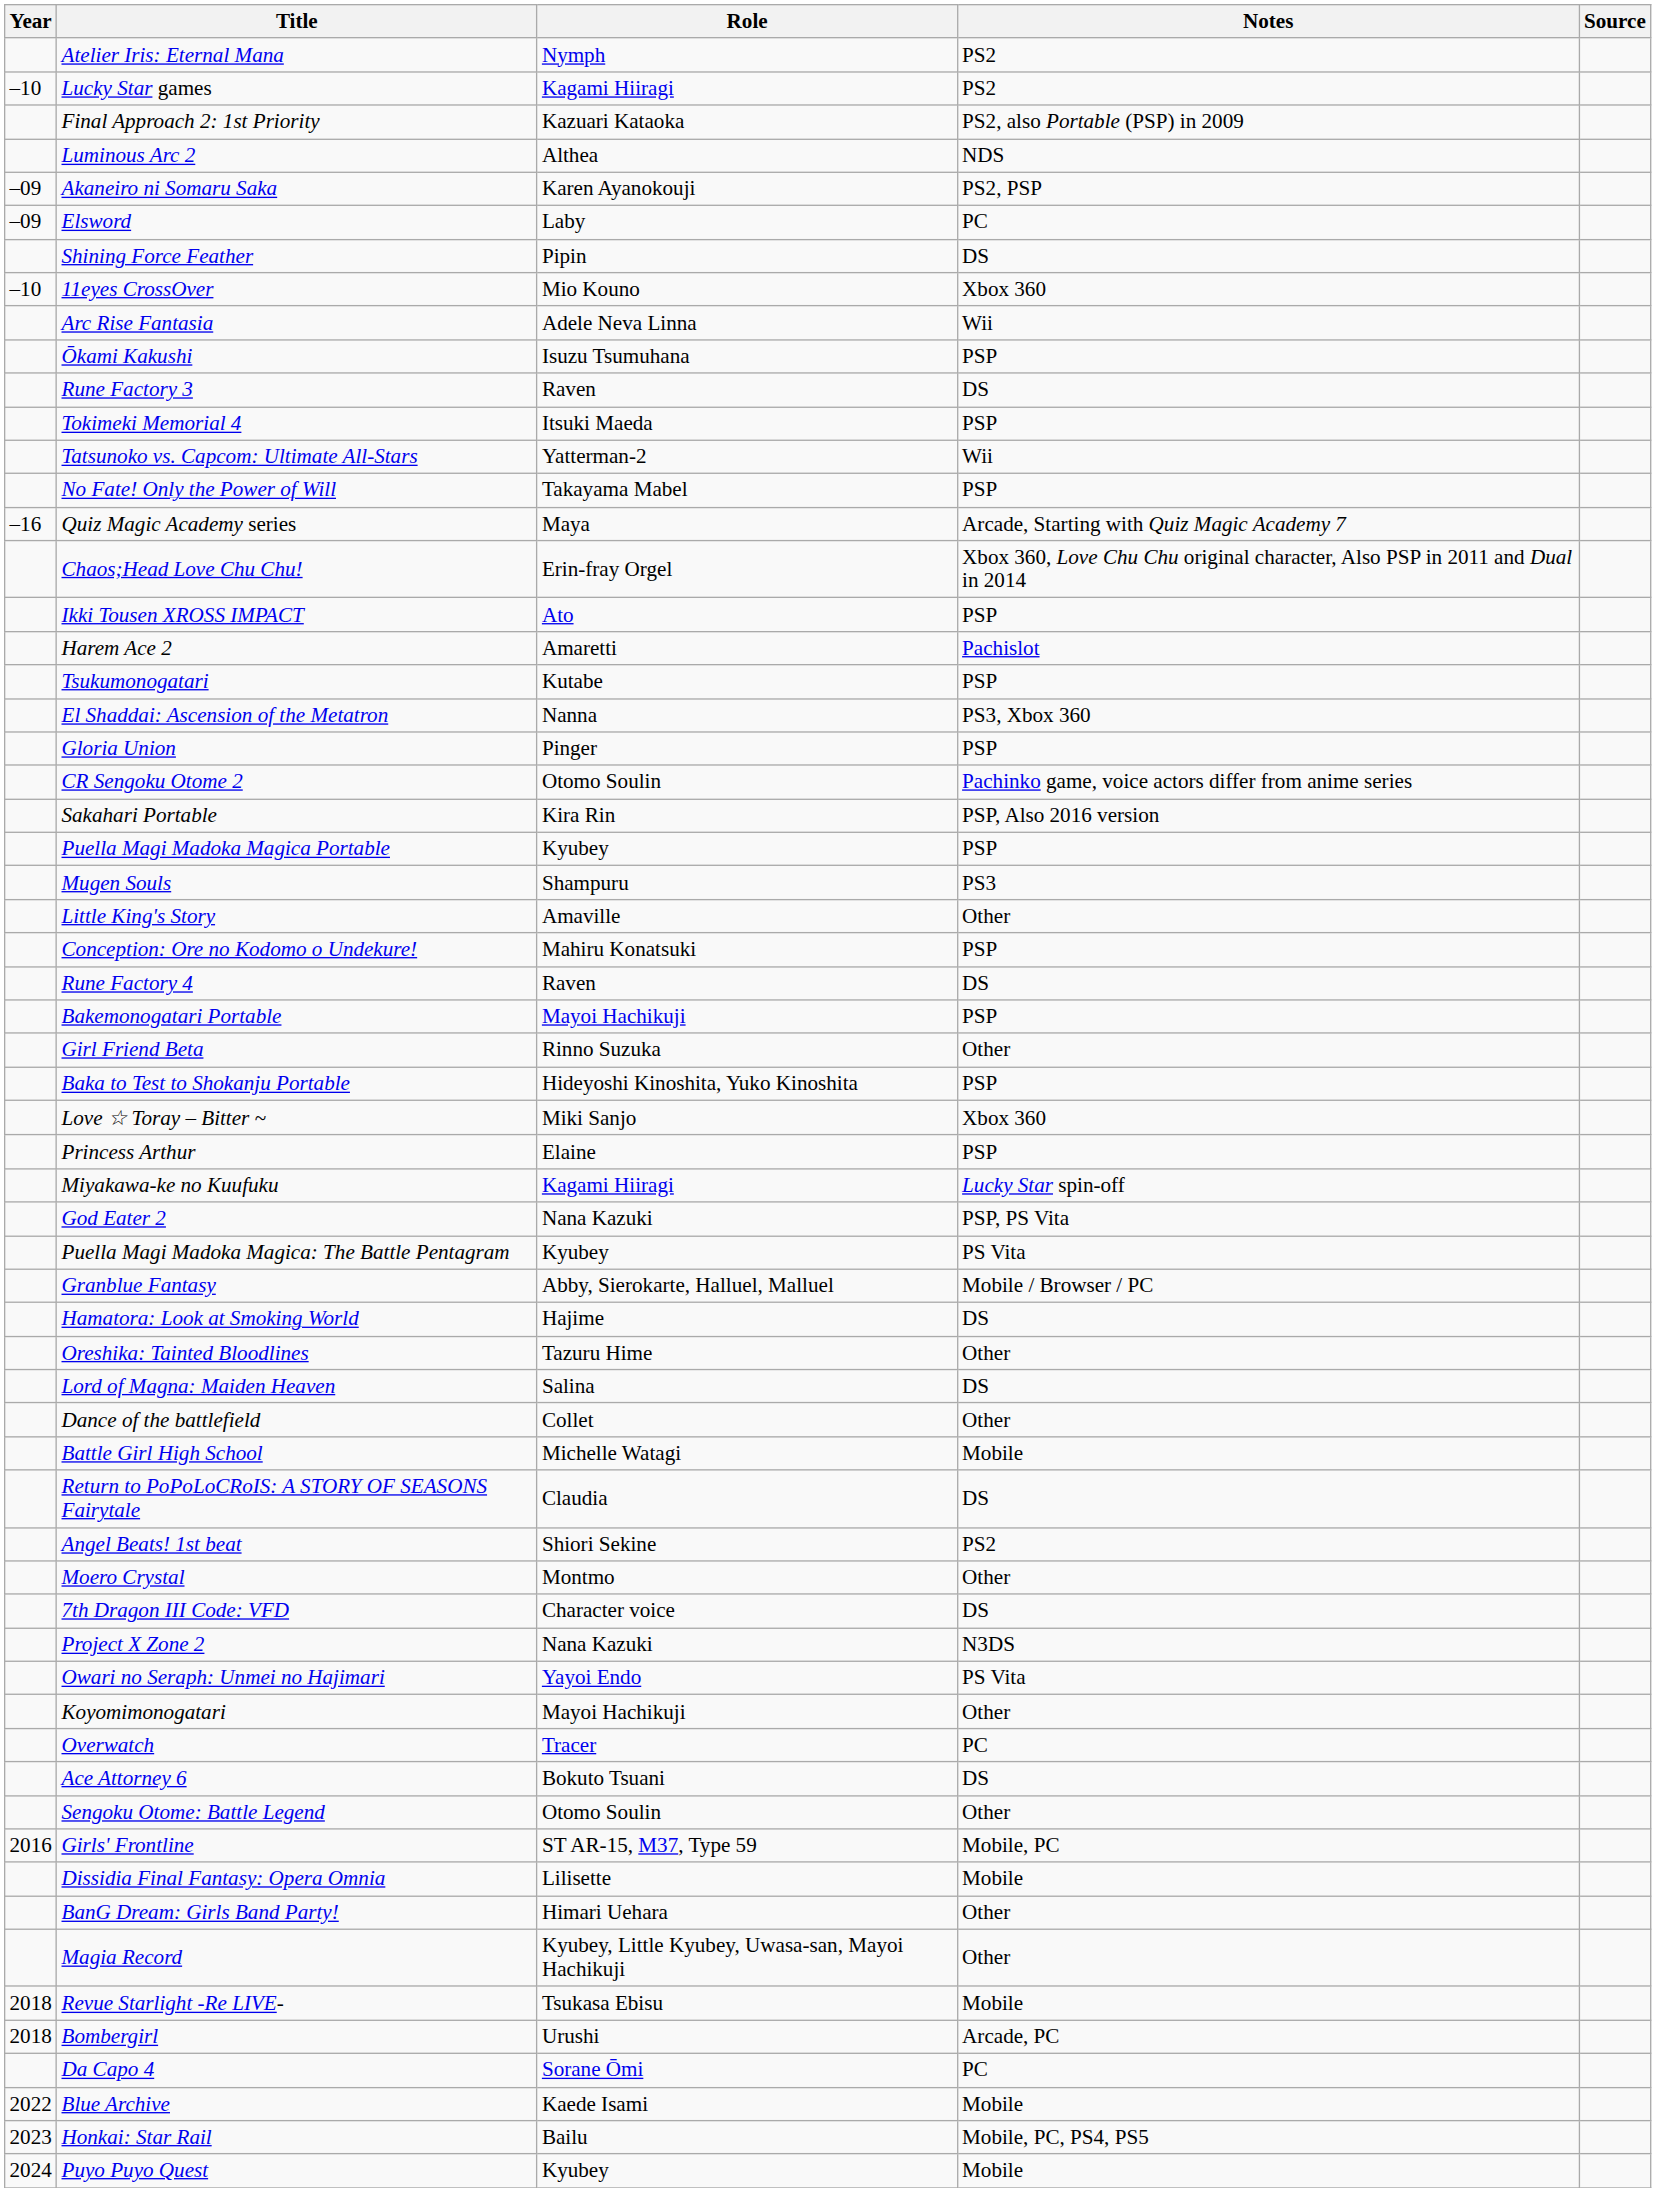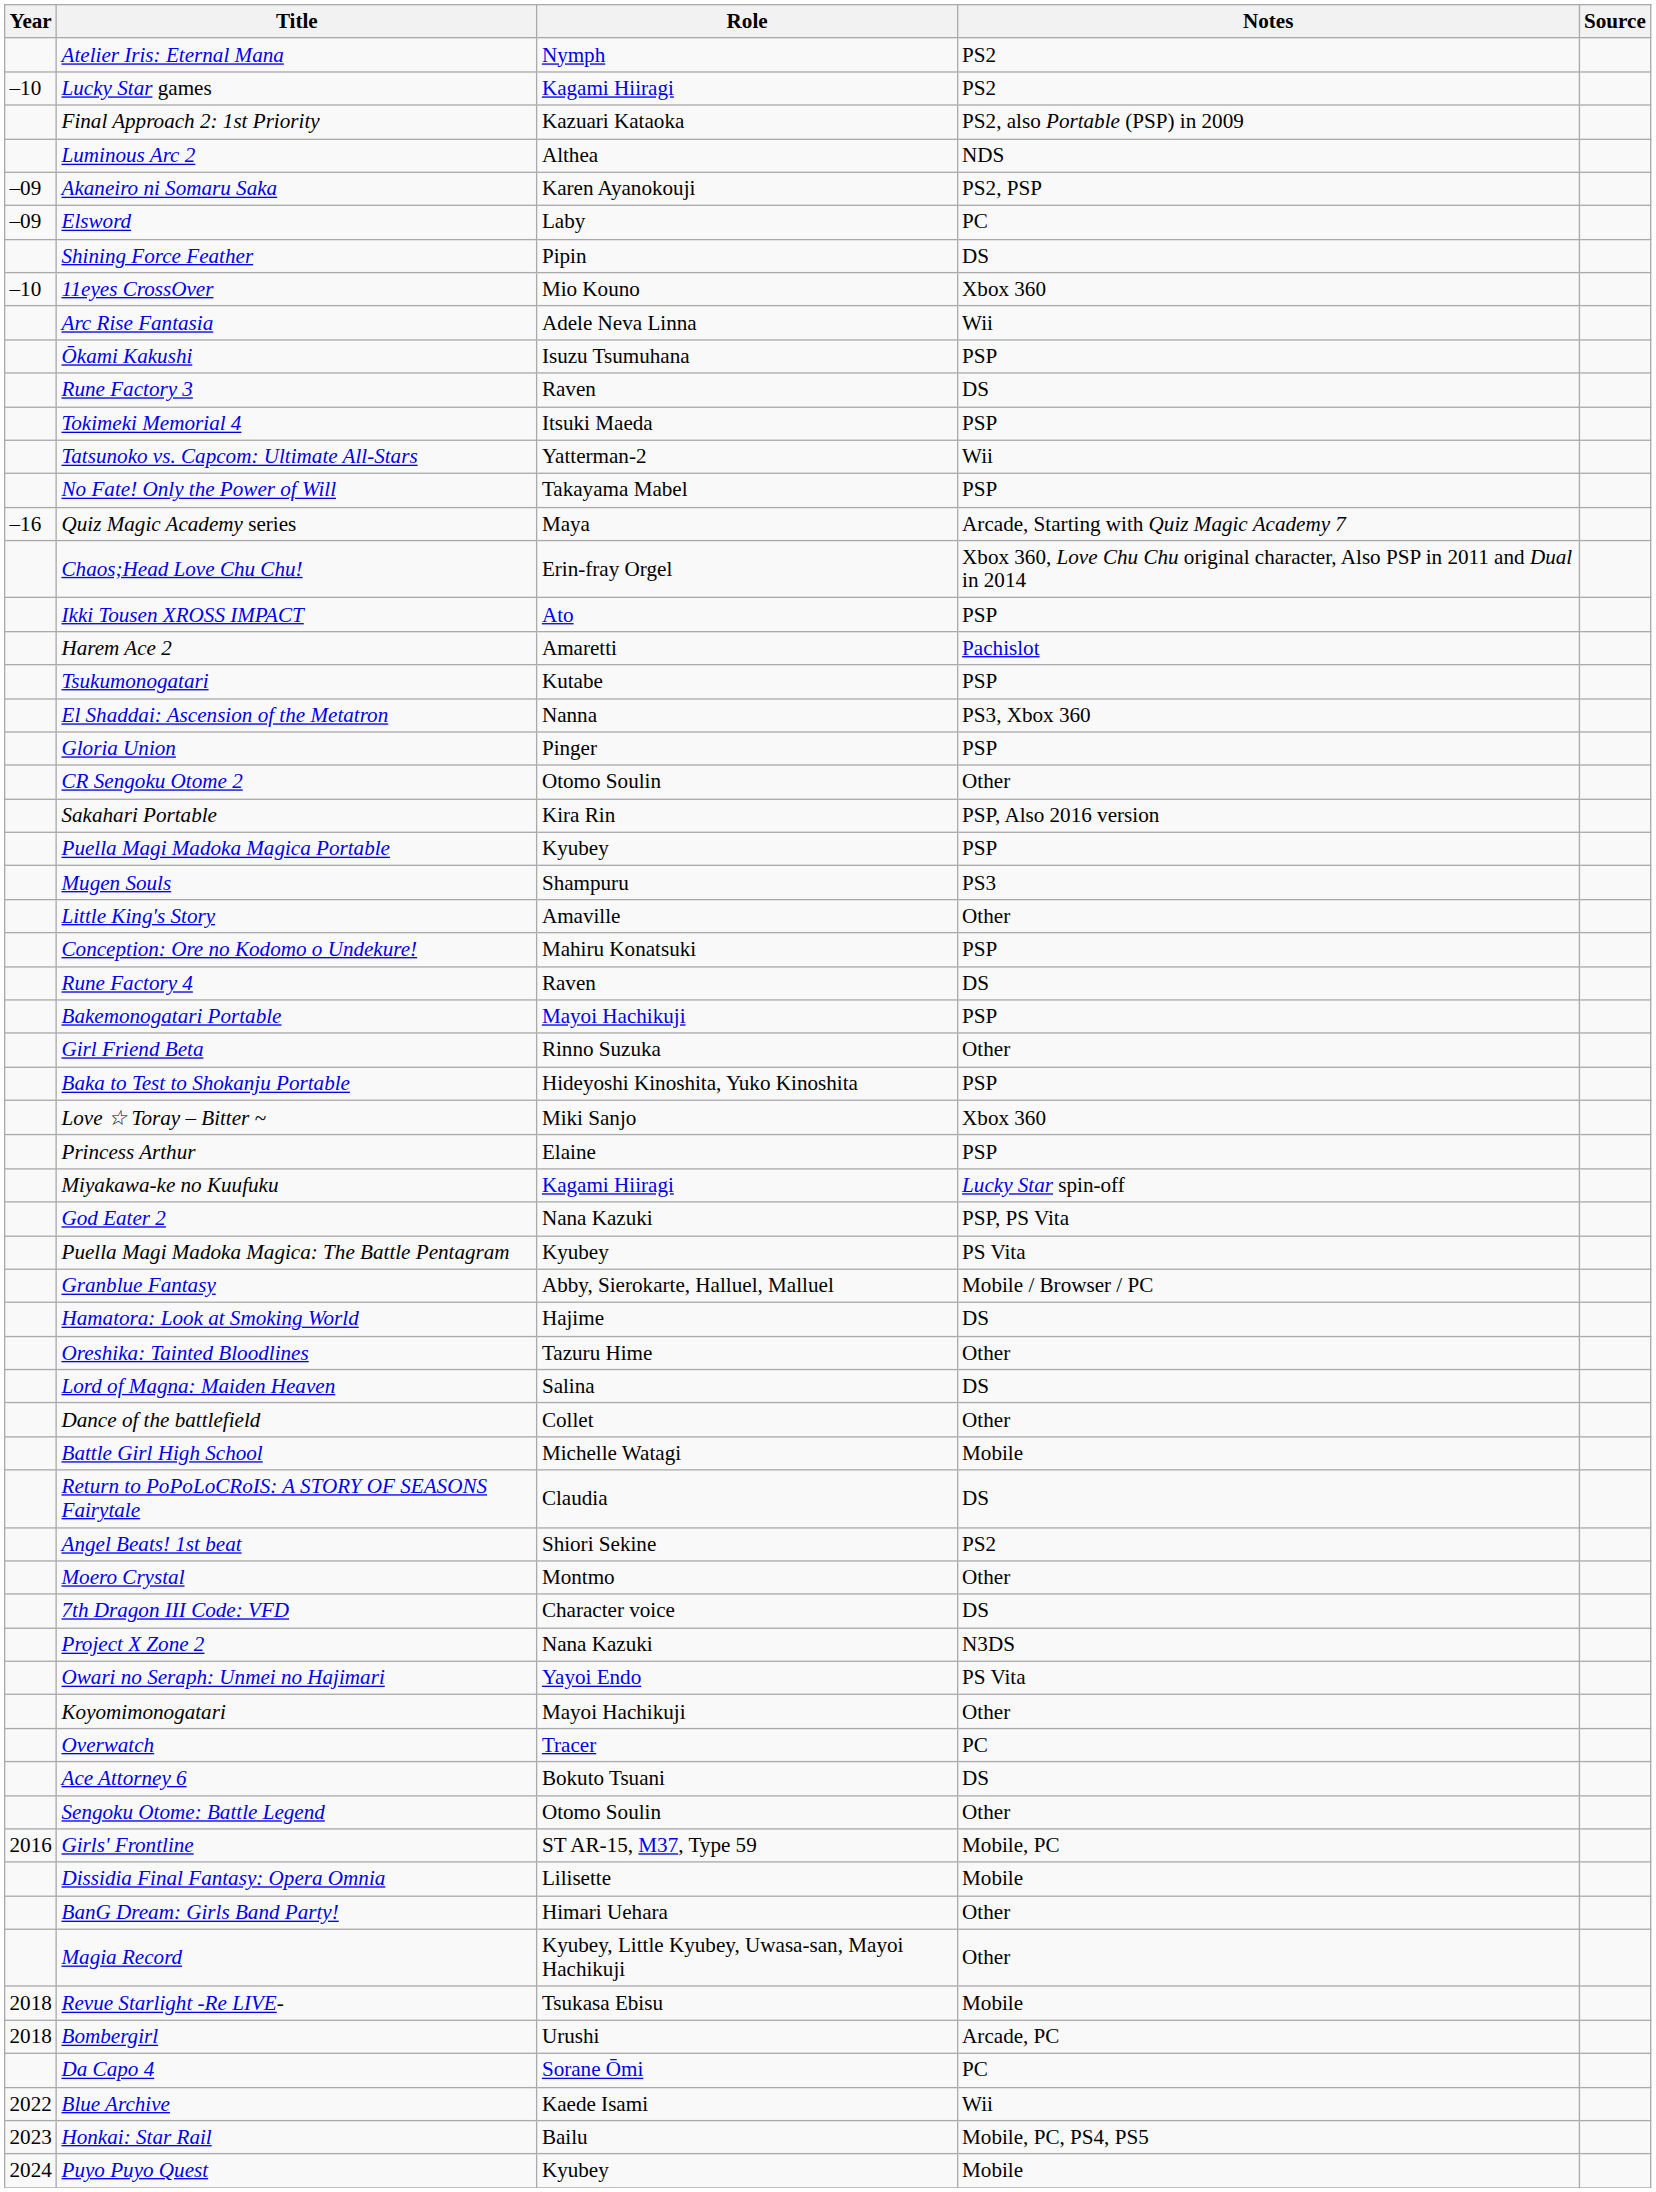(1187, 781) Pachinko game, voice actors differ from anime series -> (986, 781) Other
(993, 2103) Mobile -> (978, 2103) Wii
